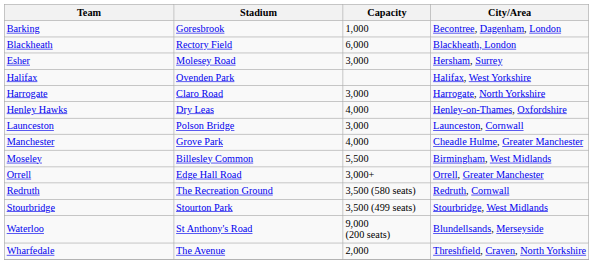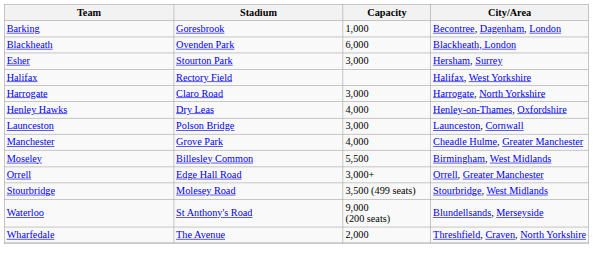(204, 45) Rectory Field -> (205, 45) Ovenden Park
(206, 61) Molesey Road -> (204, 61) Stourton Park
(205, 77) Ovenden Park -> (204, 77) Rectory Field
- row: (23, 191)
(204, 207) Stourton Park -> (206, 191) Molesey Road
